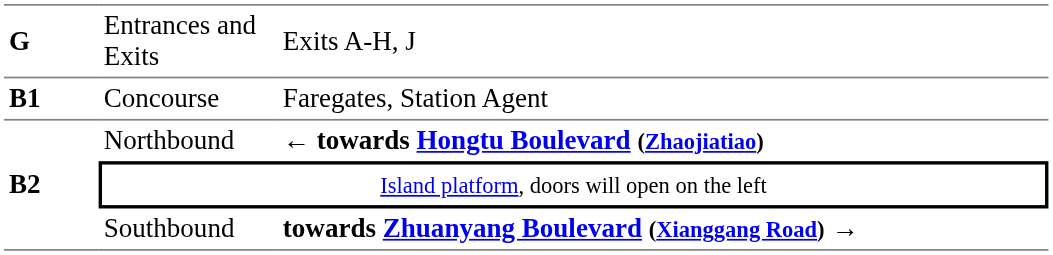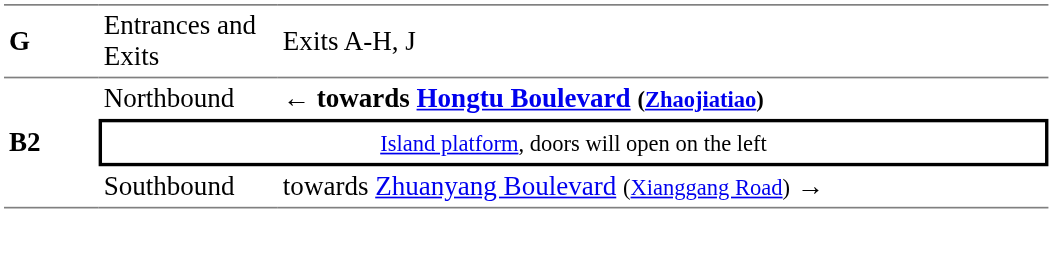- row: (162, 98)
(571, 228) bold -> (553, 186) normal
